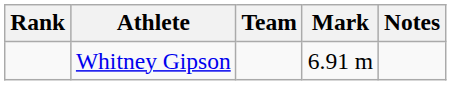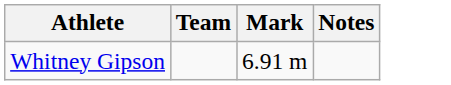- column: (38, 23)
